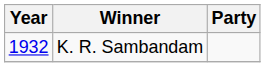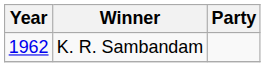(29, 47) 1932 -> (29, 47) 1962
